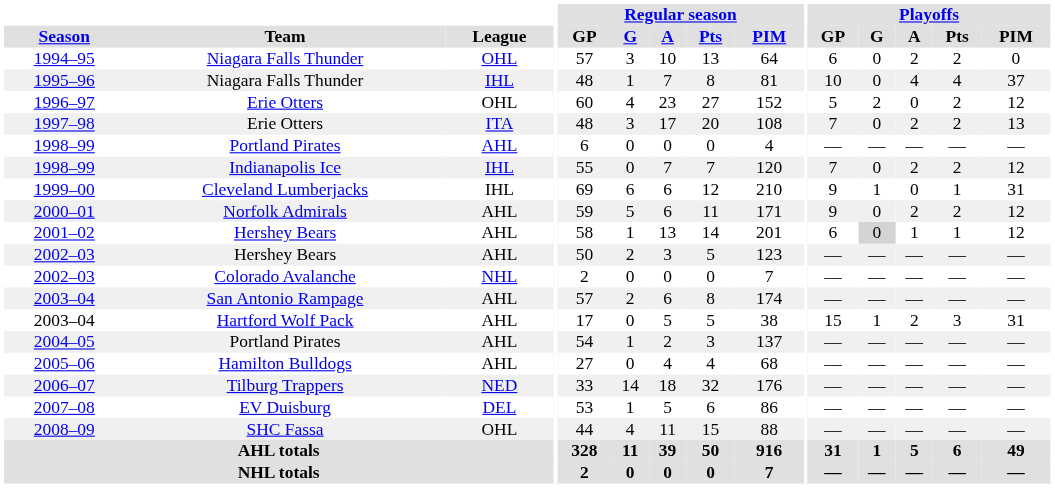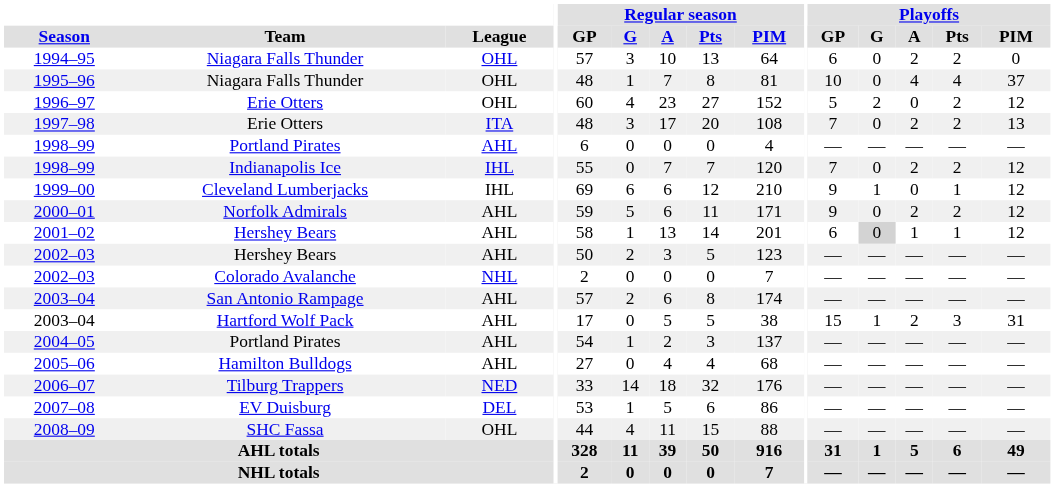(499, 80) IHL -> (499, 80) OHL
(1016, 189) 31 -> (1016, 189) 12
